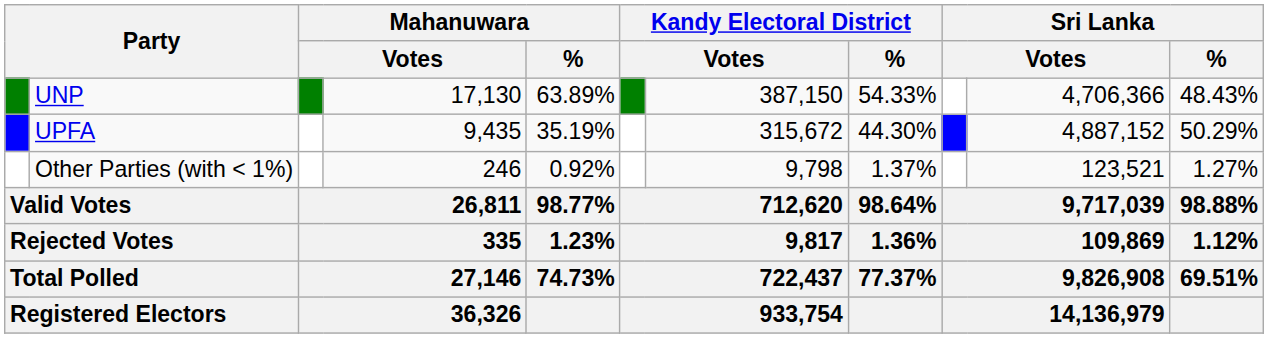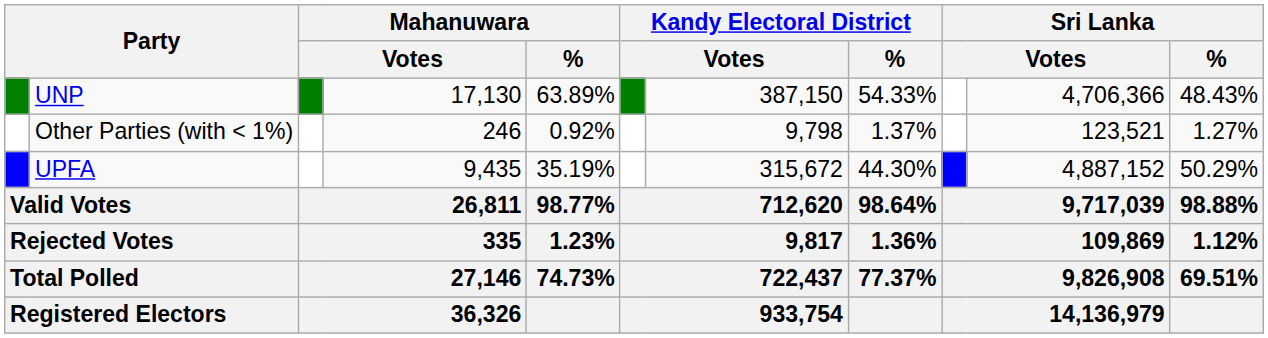rows swapped: (65, 132) <-> (164, 168)
